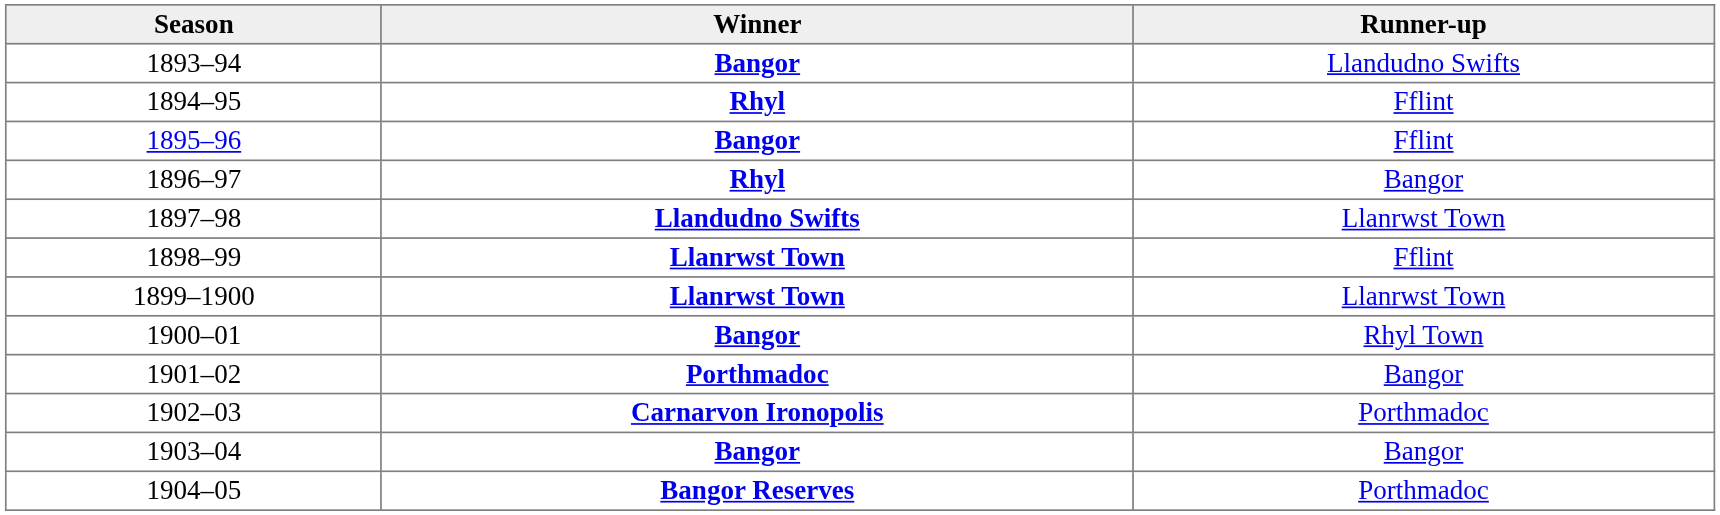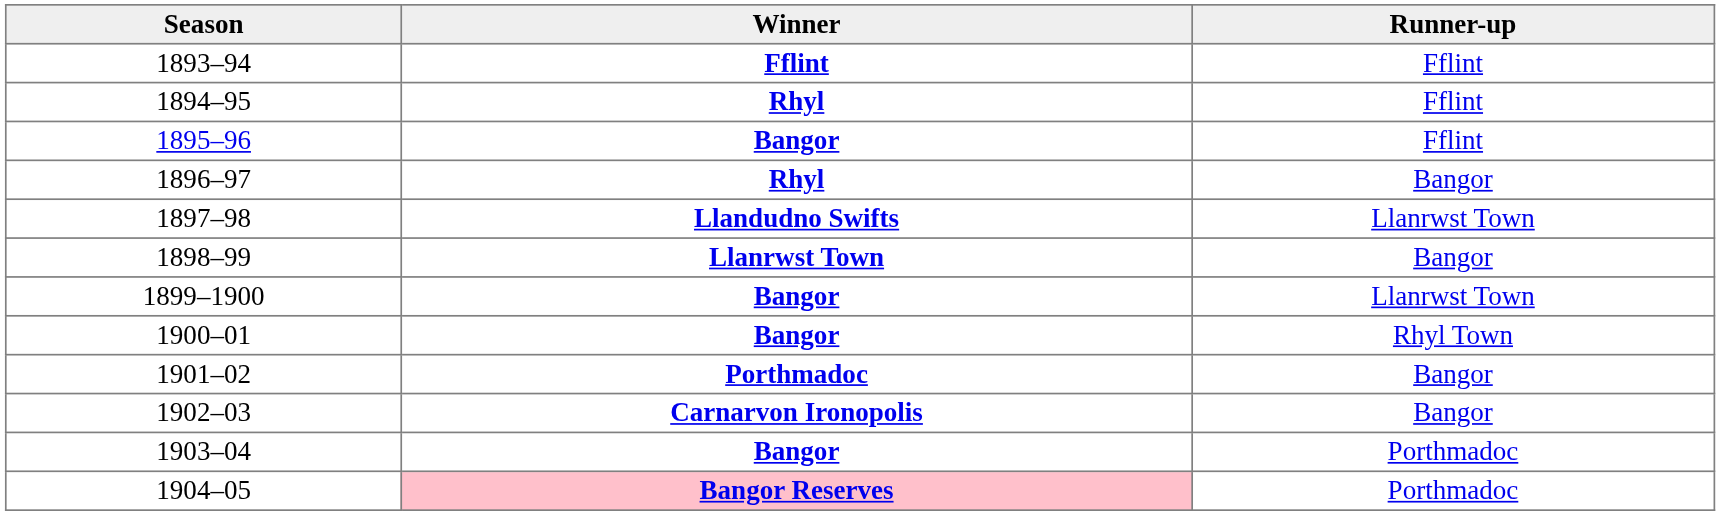(757, 62) Bangor -> (797, 62) Fflint
(1424, 62) Llandudno Swifts -> (1453, 62) Fflint
(1424, 257) Fflint -> (1453, 257) Bangor
(757, 296) Llanrwst Town -> (797, 296) Bangor
(1424, 412) Porthmadoc -> (1453, 412) Bangor
(1424, 451) Bangor -> (1453, 451) Porthmadoc
(757, 490) no background -> (797, 490) pink background
